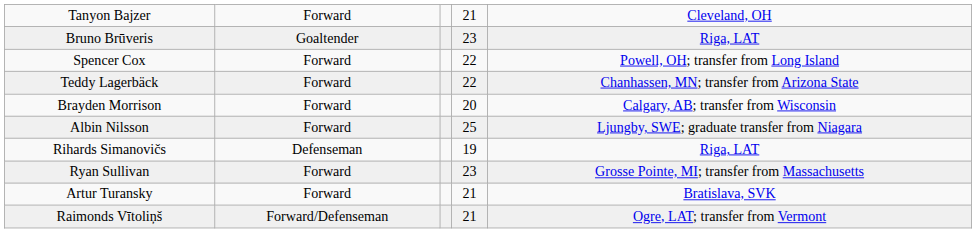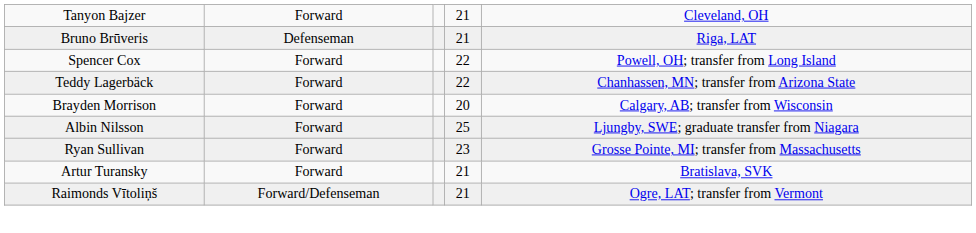(327, 37) Goaltender -> (319, 37) Defenseman
(469, 37) 23 -> (463, 37) 21
- row: (109, 149)
